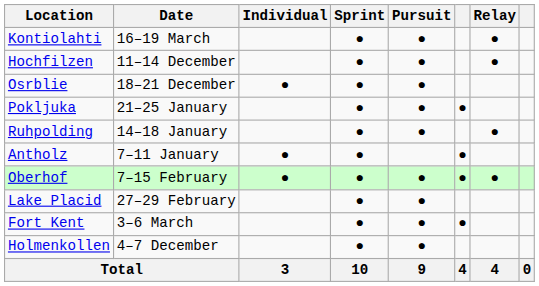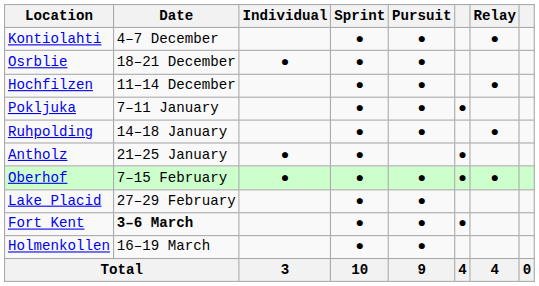(163, 39) 16–19 March -> (168, 39) 4–7 December
rows swapped: (50, 62) <-> (38, 85)
(172, 108) 21–25 January -> (168, 108) 7–11 January
(168, 155) 7–11 January -> (172, 155) 21–25 January
(155, 224) normal -> (155, 224) bold
(168, 247) 4–7 December -> (163, 247) 16–19 March
